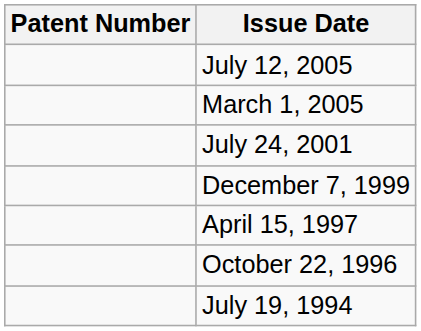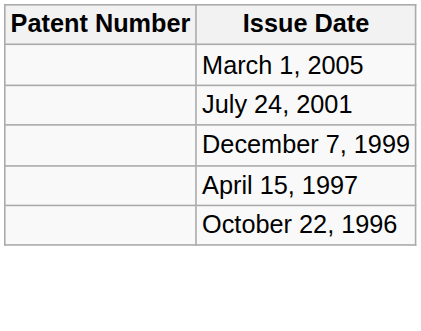- row: (277, 64)
- row: (277, 305)
